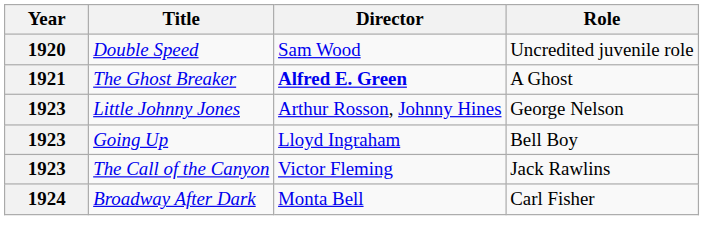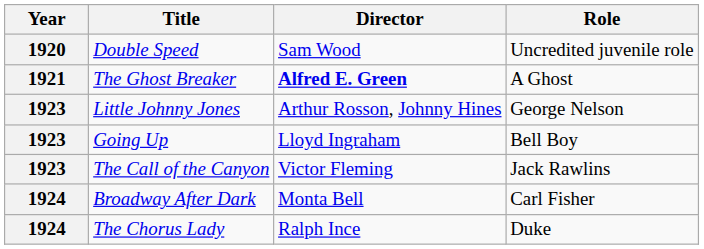+ row: (159, 229)
